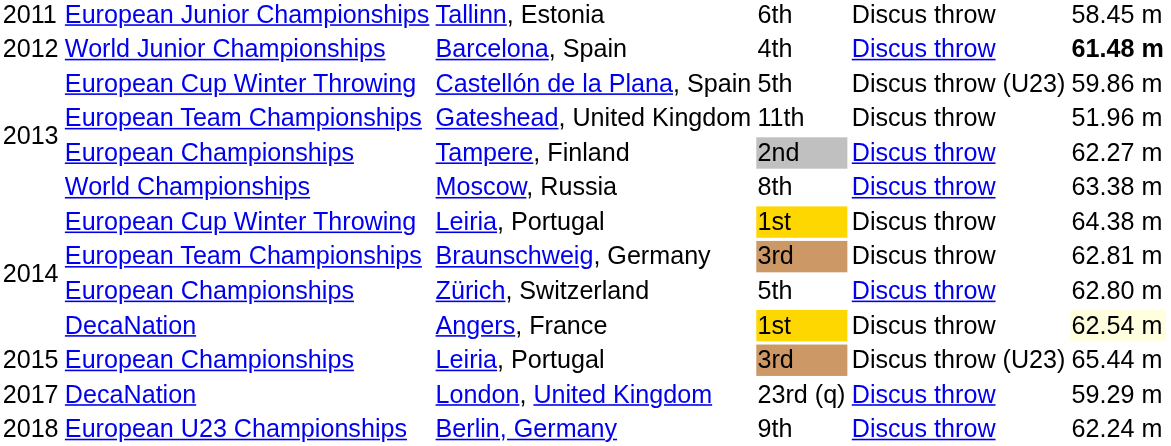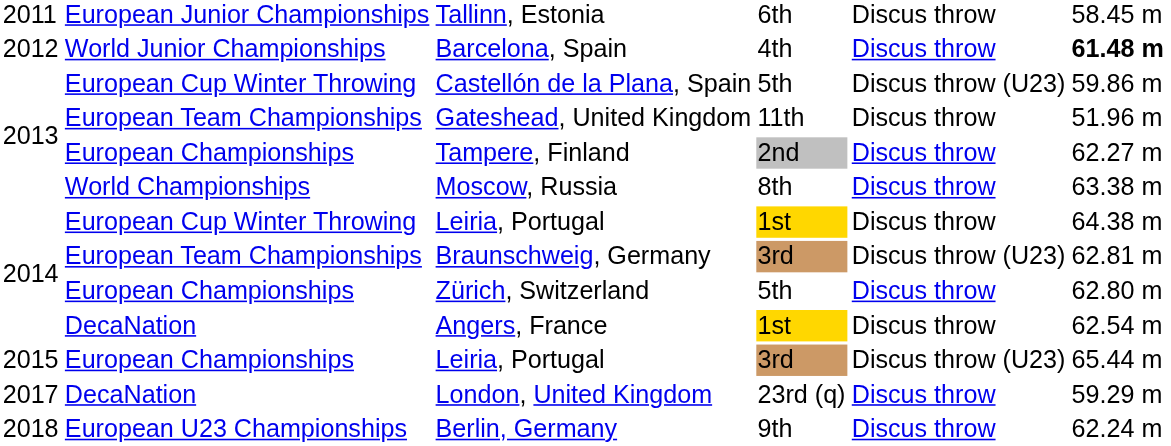(924, 256) Discus throw -> (959, 256) Discus throw (U23)
(1117, 325) lightyellow background -> (1117, 325) no background
